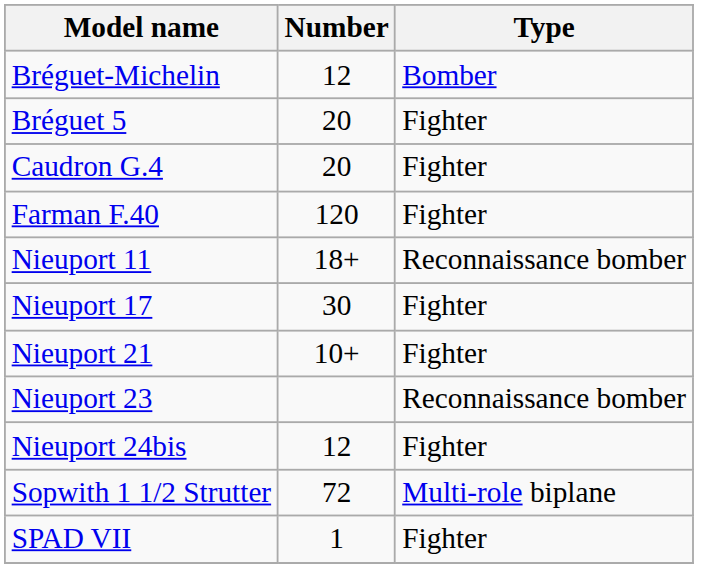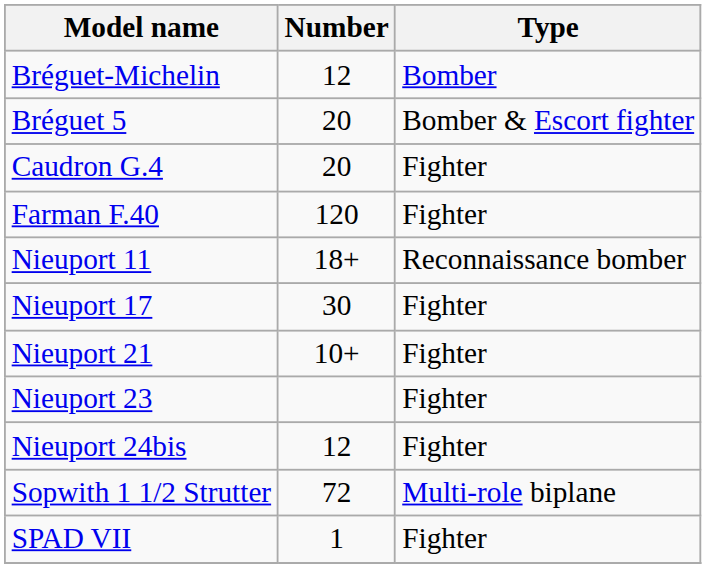(445, 120) Fighter -> (548, 120) Bomber & Escort fighter
(544, 399) Reconnaissance bomber -> (445, 399) Fighter
